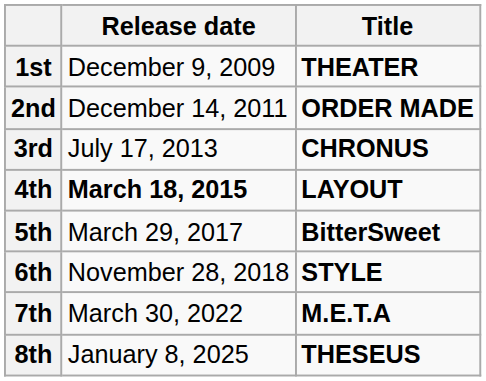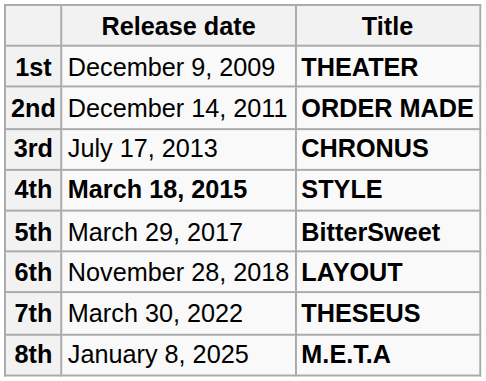(352, 190) LAYOUT -> (342, 190) STYLE
(342, 272) STYLE -> (352, 272) LAYOUT
(346, 313) M.E.T.A -> (361, 313) THESEUS
(361, 354) THESEUS -> (346, 354) M.E.T.A
